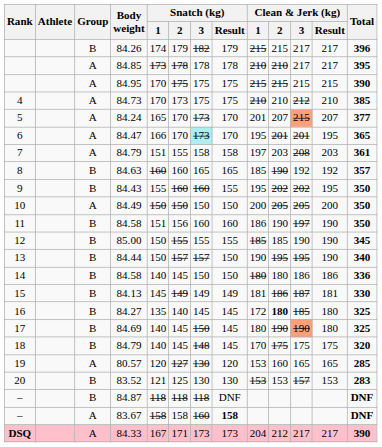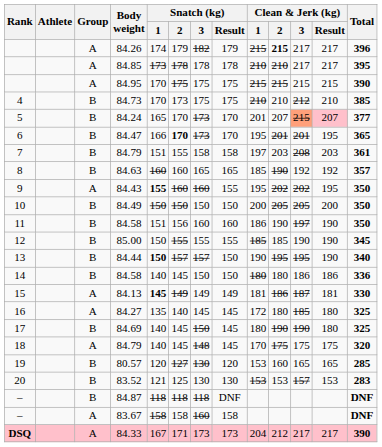(93, 48) B -> (93, 48) A
(280, 48) normal -> (280, 48) bold
(93, 100) A -> (93, 100) B
(93, 118) A -> (93, 118) B
(330, 118) no background -> (330, 118) pink background
(93, 135) A -> (93, 135) B
(180, 135) normal -> (180, 135) bold
(201, 135) paleturquoise background -> (201, 135) no background
(93, 153) A -> (93, 153) B
(93, 188) B -> (93, 188) A
(158, 188) normal -> (158, 188) bold
(93, 205) A -> (93, 205) B
(158, 258) normal -> (158, 258) bold
(93, 293) B -> (93, 293) A
(158, 293) normal -> (158, 293) bold
(93, 310) B -> (93, 310) A
(280, 310) bold -> (280, 310) normal
(301, 328) lightsalmon background -> (301, 328) no background
(93, 345) B -> (93, 345) A
(93, 363) A -> (93, 363) B
(230, 415) bold -> (230, 415) normal
